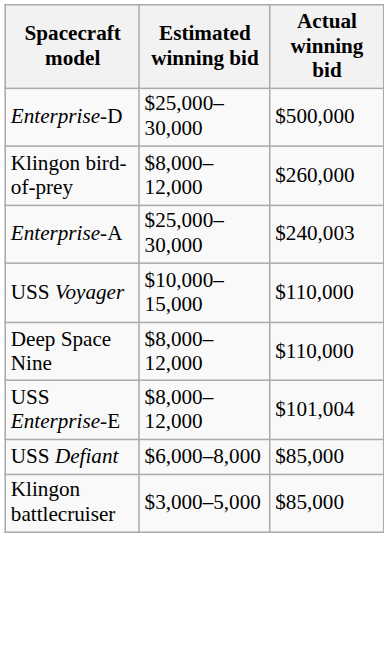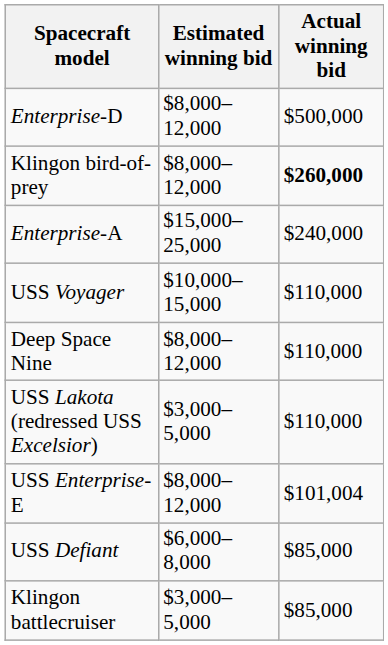(184, 116) $25,000–30,000 -> (198, 116) $8,000–12,000
(315, 175) normal -> (323, 175) bold
(184, 233) $25,000–30,000 -> (203, 233) $15,000–25,000
(315, 233) $240,003 -> (323, 233) $240,000
+ row: (76, 421)
